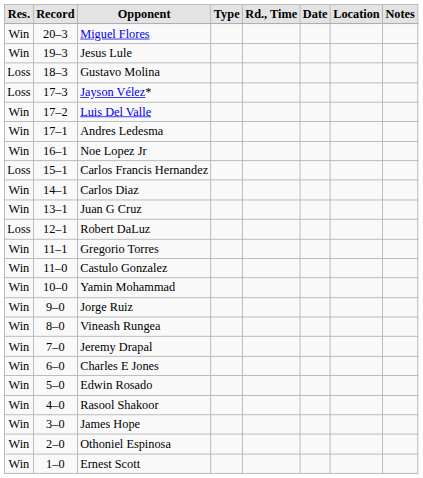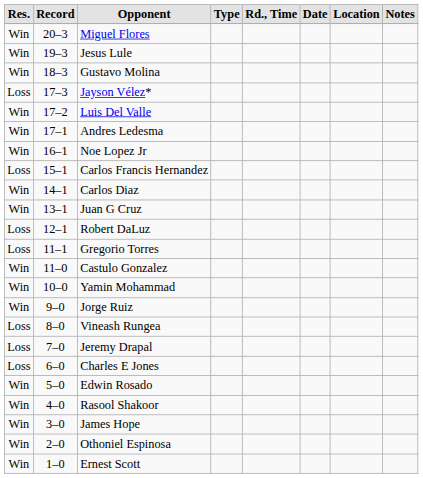(19, 72) Loss -> (19, 72) Win
(19, 248) Win -> (19, 248) Loss
(19, 326) Win -> (19, 326) Loss
(19, 346) Win -> (19, 346) Loss
(19, 365) Win -> (19, 365) Loss
